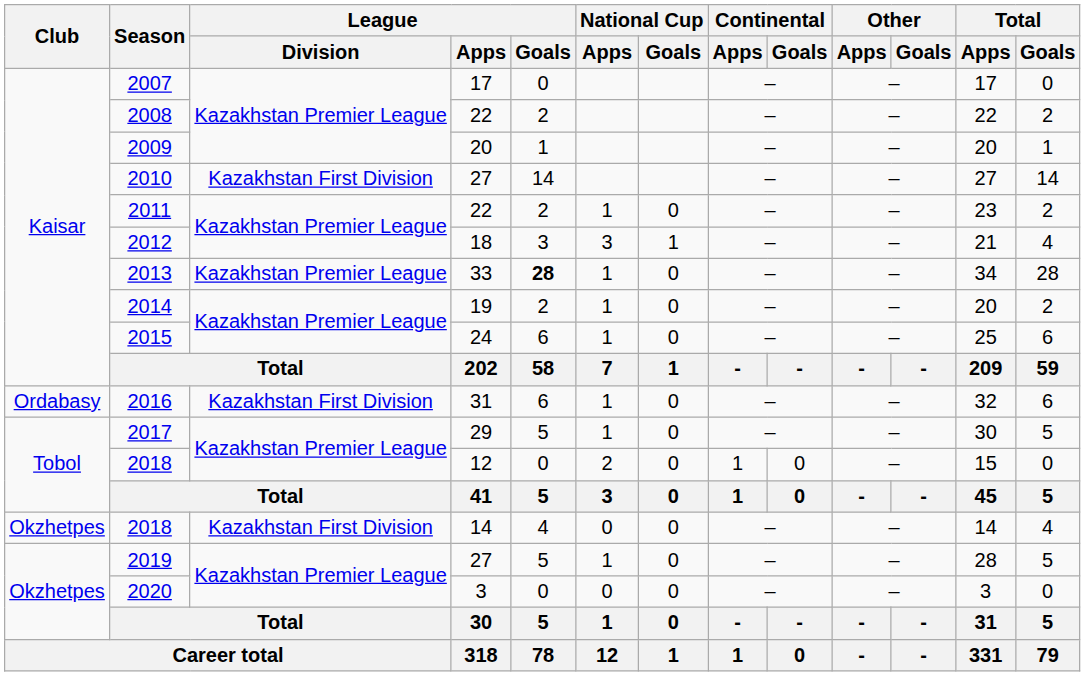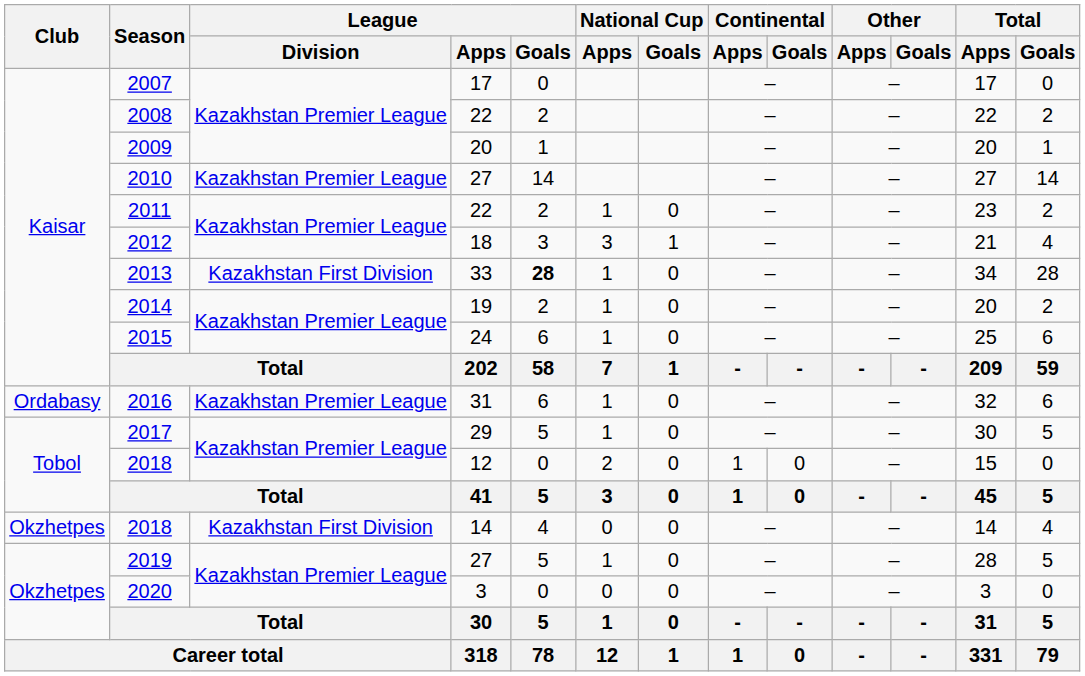(321, 178) Kazakhstan First Division -> (321, 178) Kazakhstan Premier League
(321, 274) Kazakhstan Premier League -> (321, 274) Kazakhstan First Division
(321, 400) Kazakhstan First Division -> (321, 400) Kazakhstan Premier League
